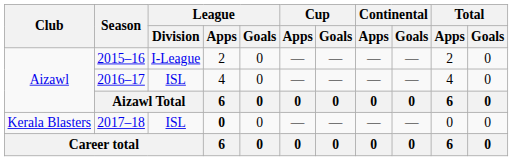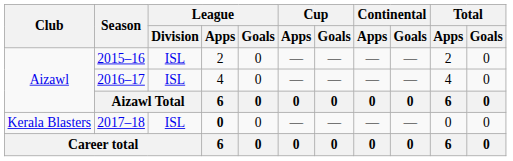(176, 58) I-League -> (175, 58) ISL
